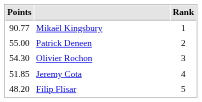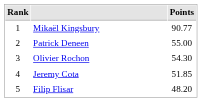columns swapped: (183, 12) <-> (19, 12)
